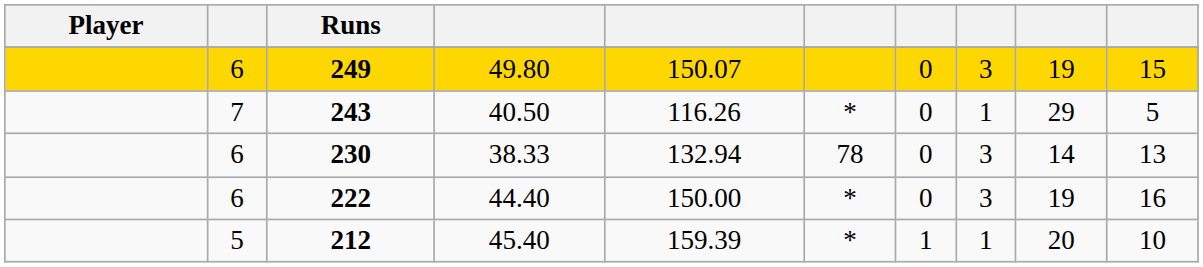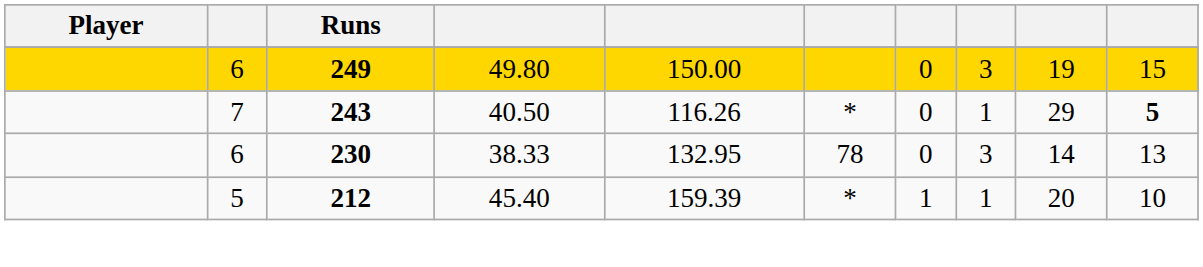(704, 68) 150.07 -> (704, 68) 150.00
(1153, 111) normal -> (1153, 111) bold
(704, 154) 132.94 -> (704, 154) 132.95
- row: (351, 197)
